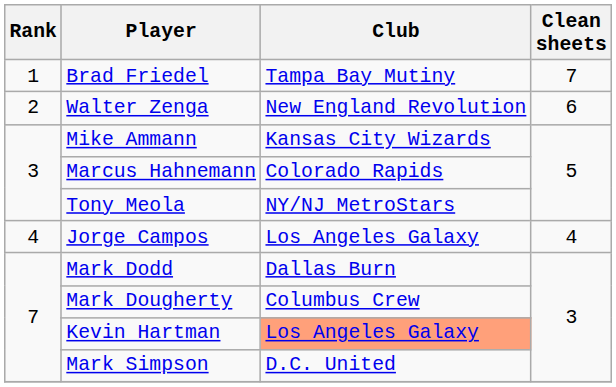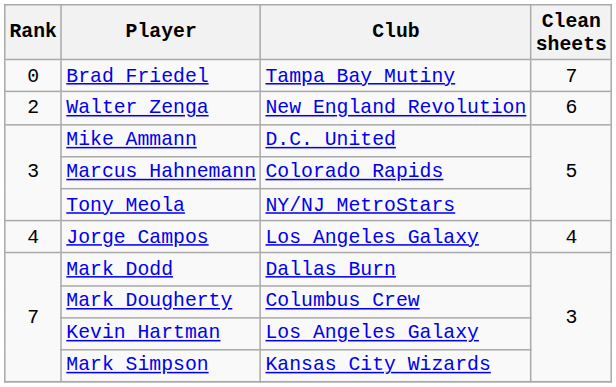(33, 76) 1 -> (33, 76) 0
(378, 140) Kansas City Wizards -> (331, 140) D.C. United
(372, 334) lightsalmon background -> (372, 334) no background
(331, 366) D.C. United -> (378, 366) Kansas City Wizards
